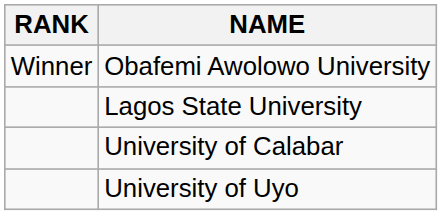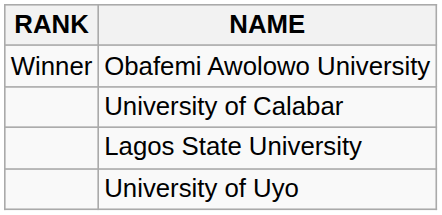rows swapped: (224, 147) <-> (233, 106)
